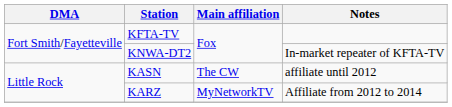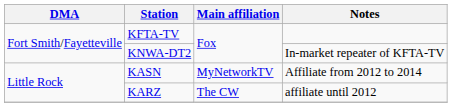(218, 72) The CW -> (235, 72) MyNetworkTV
(331, 72) affiliate until 2012 -> (353, 72) Affiliate from 2012 to 2014
(235, 92) MyNetworkTV -> (218, 92) The CW
(353, 92) Affiliate from 2012 to 2014 -> (331, 92) affiliate until 2012
